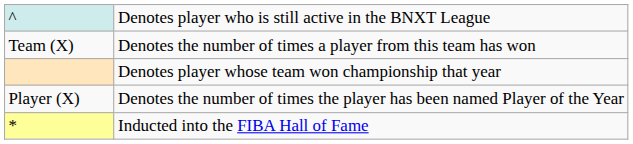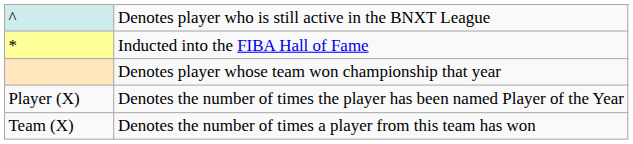rows swapped: (13, 125) <-> (41, 44)
